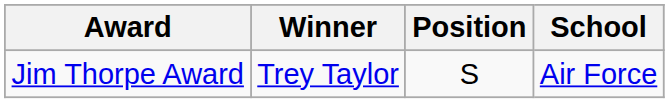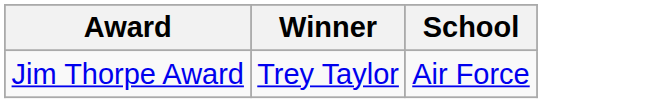- column: (469, 27)
